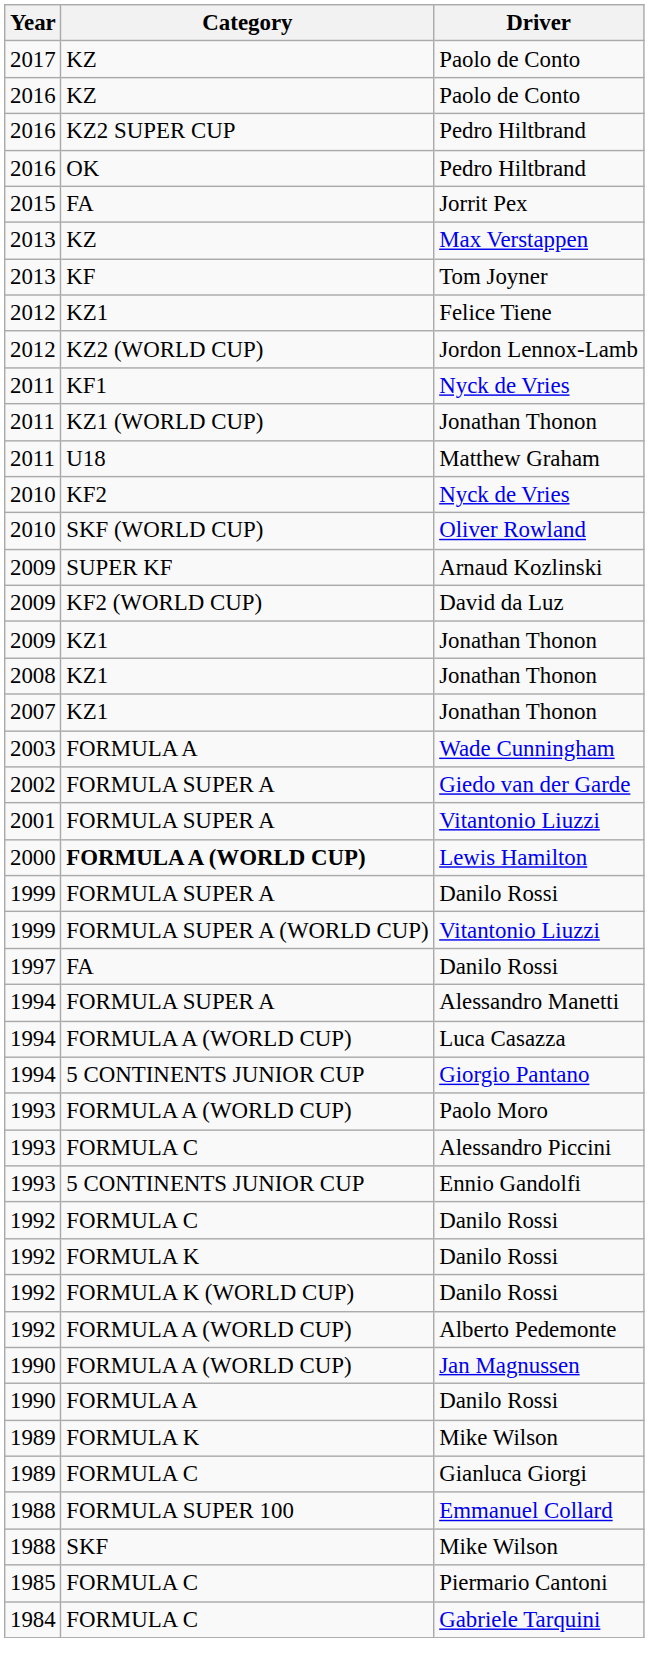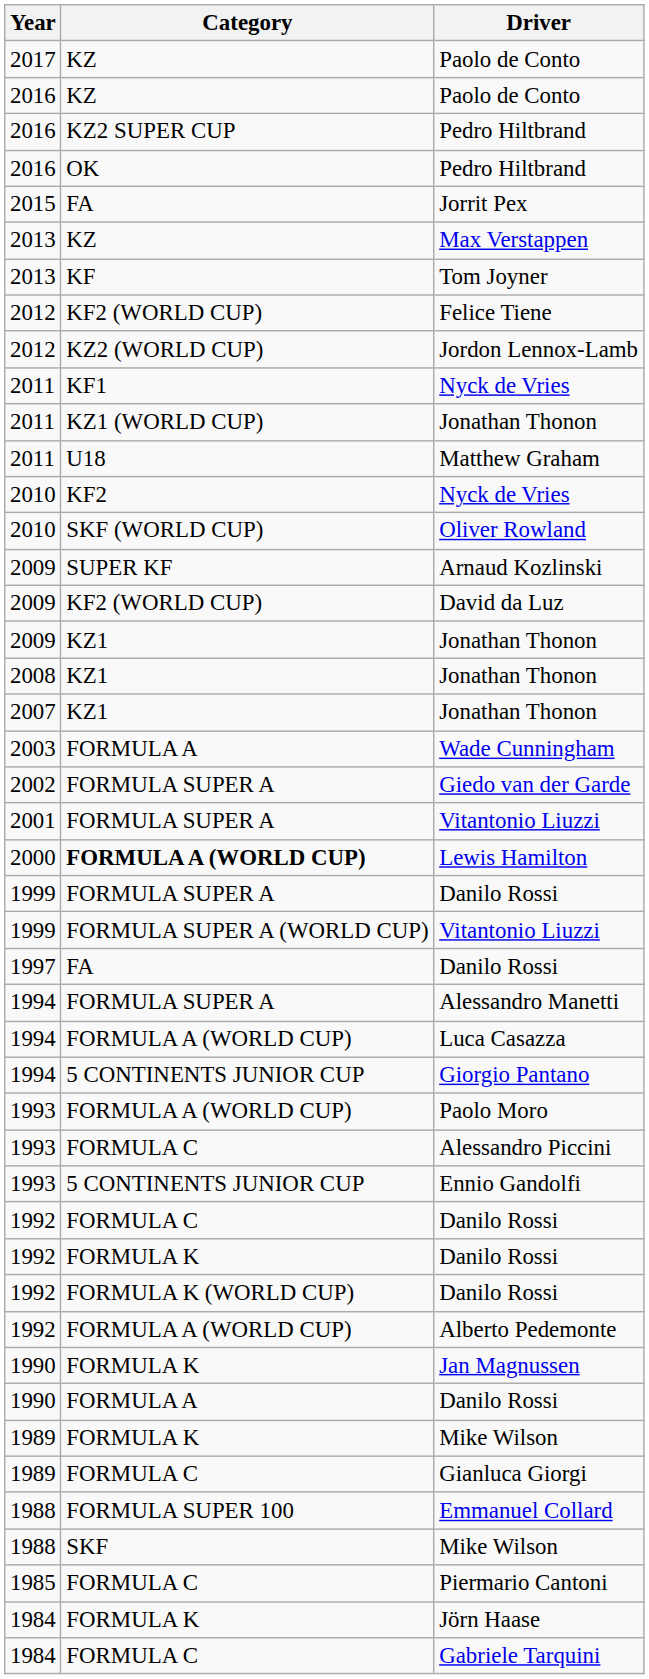(87, 312) KZ1 -> (164, 312) KF2 (WORLD CUP)
(209, 1365) FORMULA A (WORLD CUP) -> (133, 1365) FORMULA K
+ row: (33, 1619)
